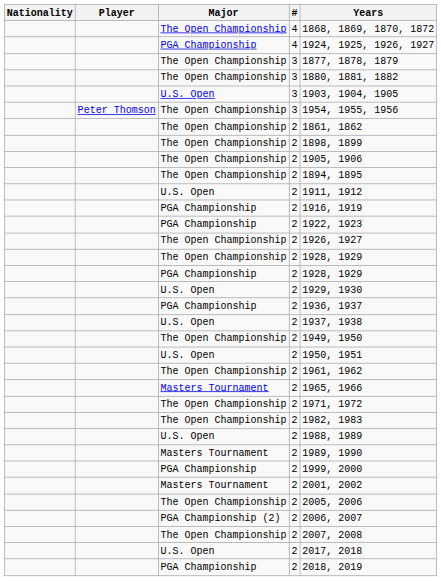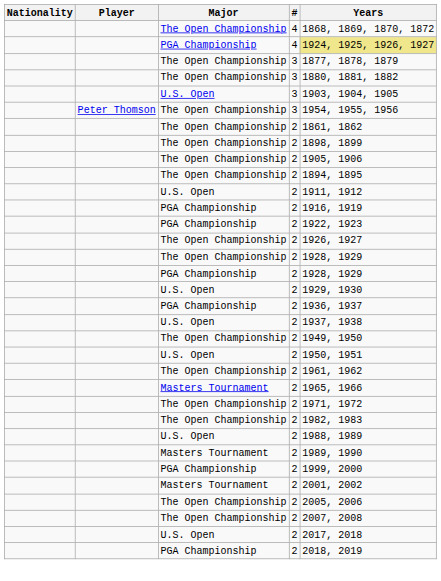(368, 45) no background -> (368, 45) khaki background
- row: (221, 518)
